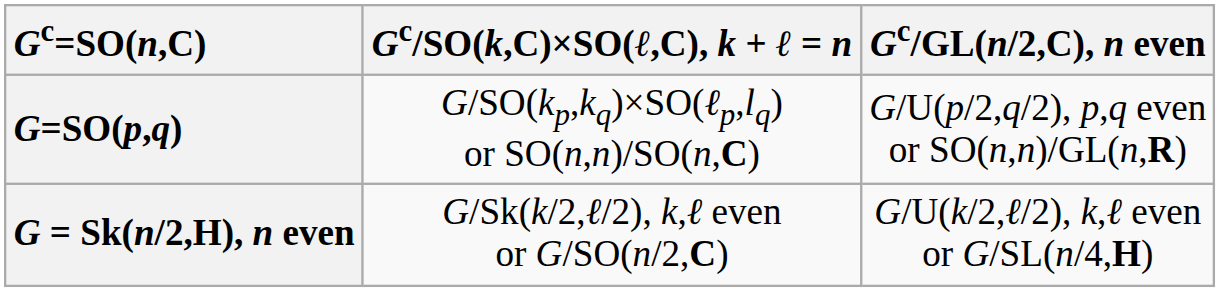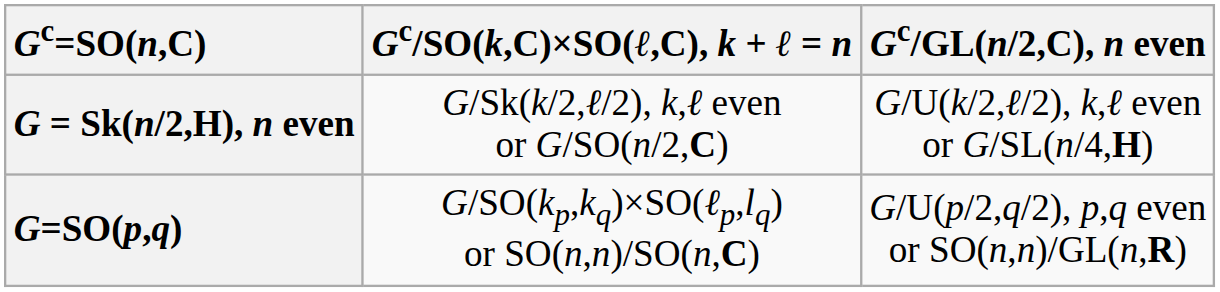rows swapped: (98, 128) <-> (184, 234)
